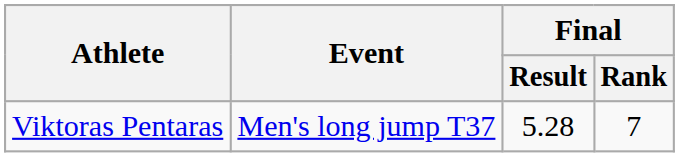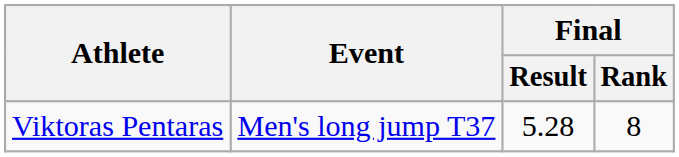(634, 126) 7 -> (634, 126) 8
